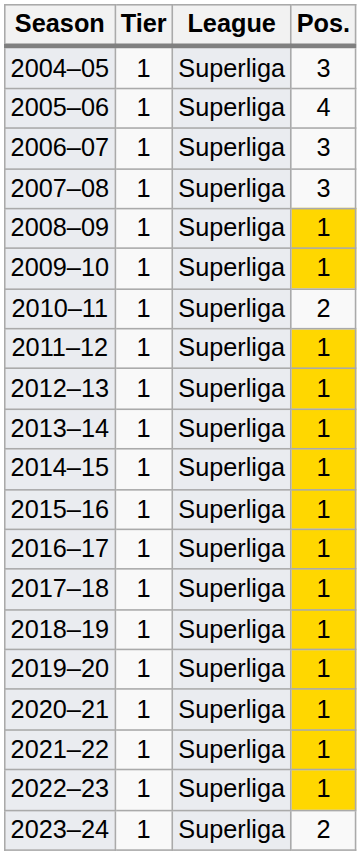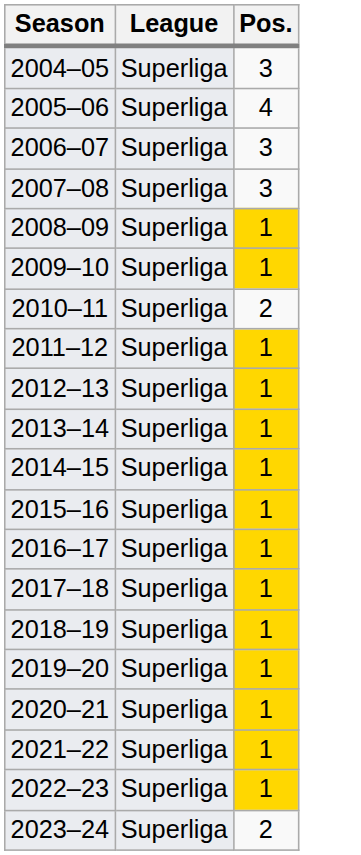- column: (144, 24)
